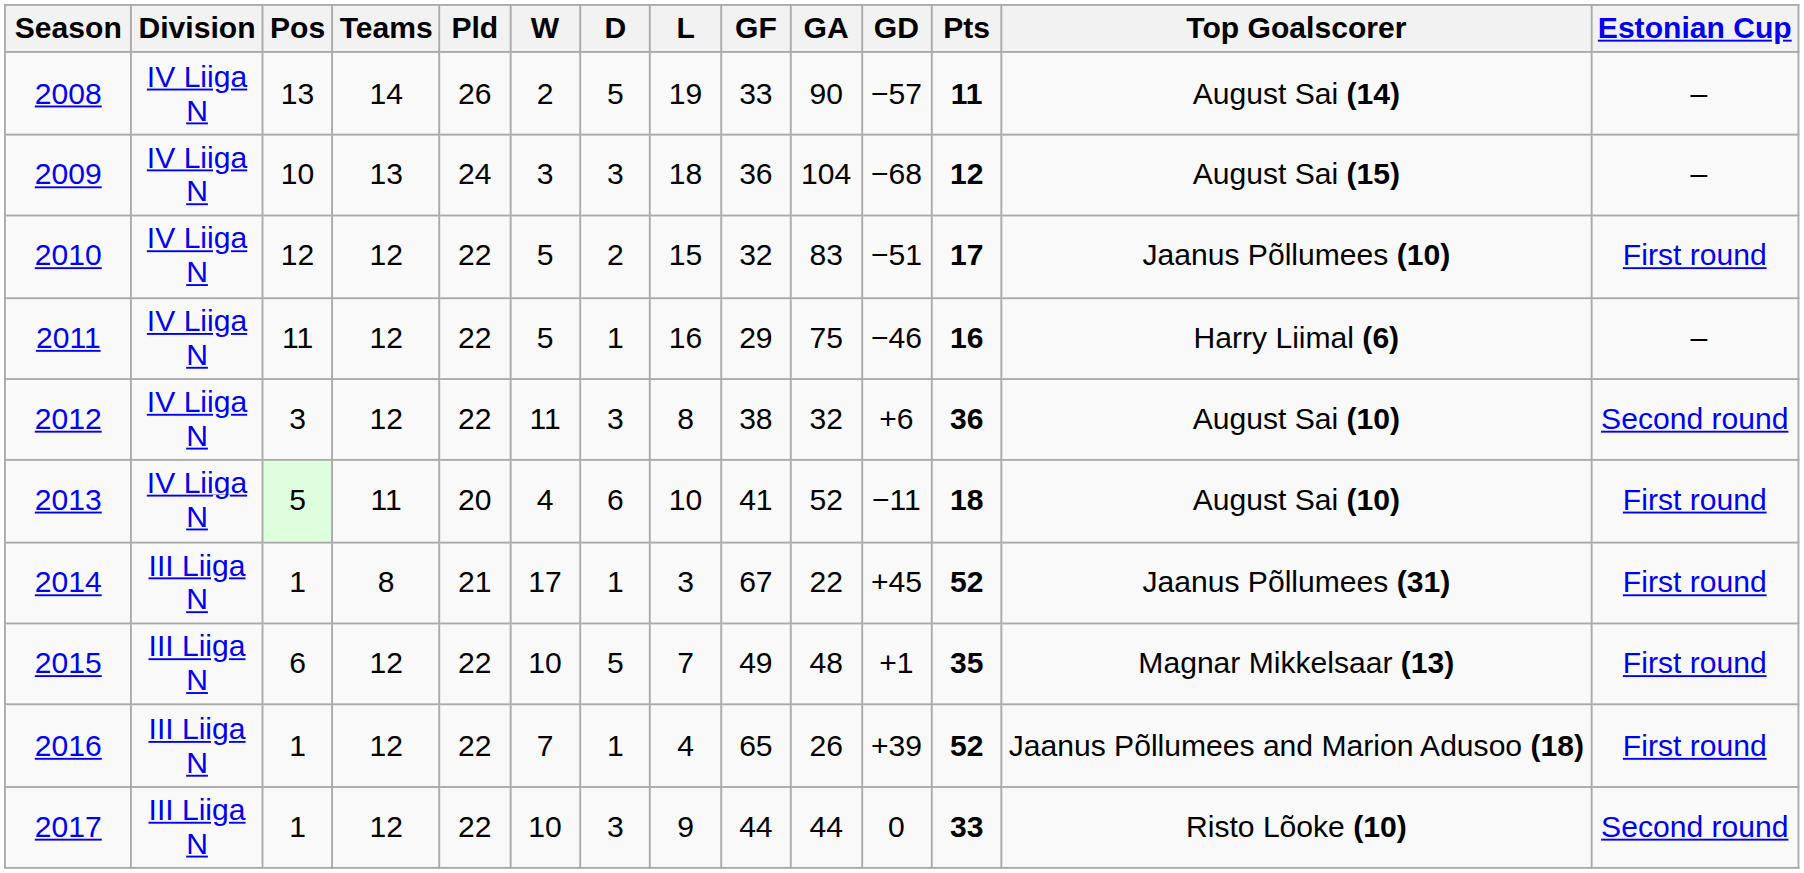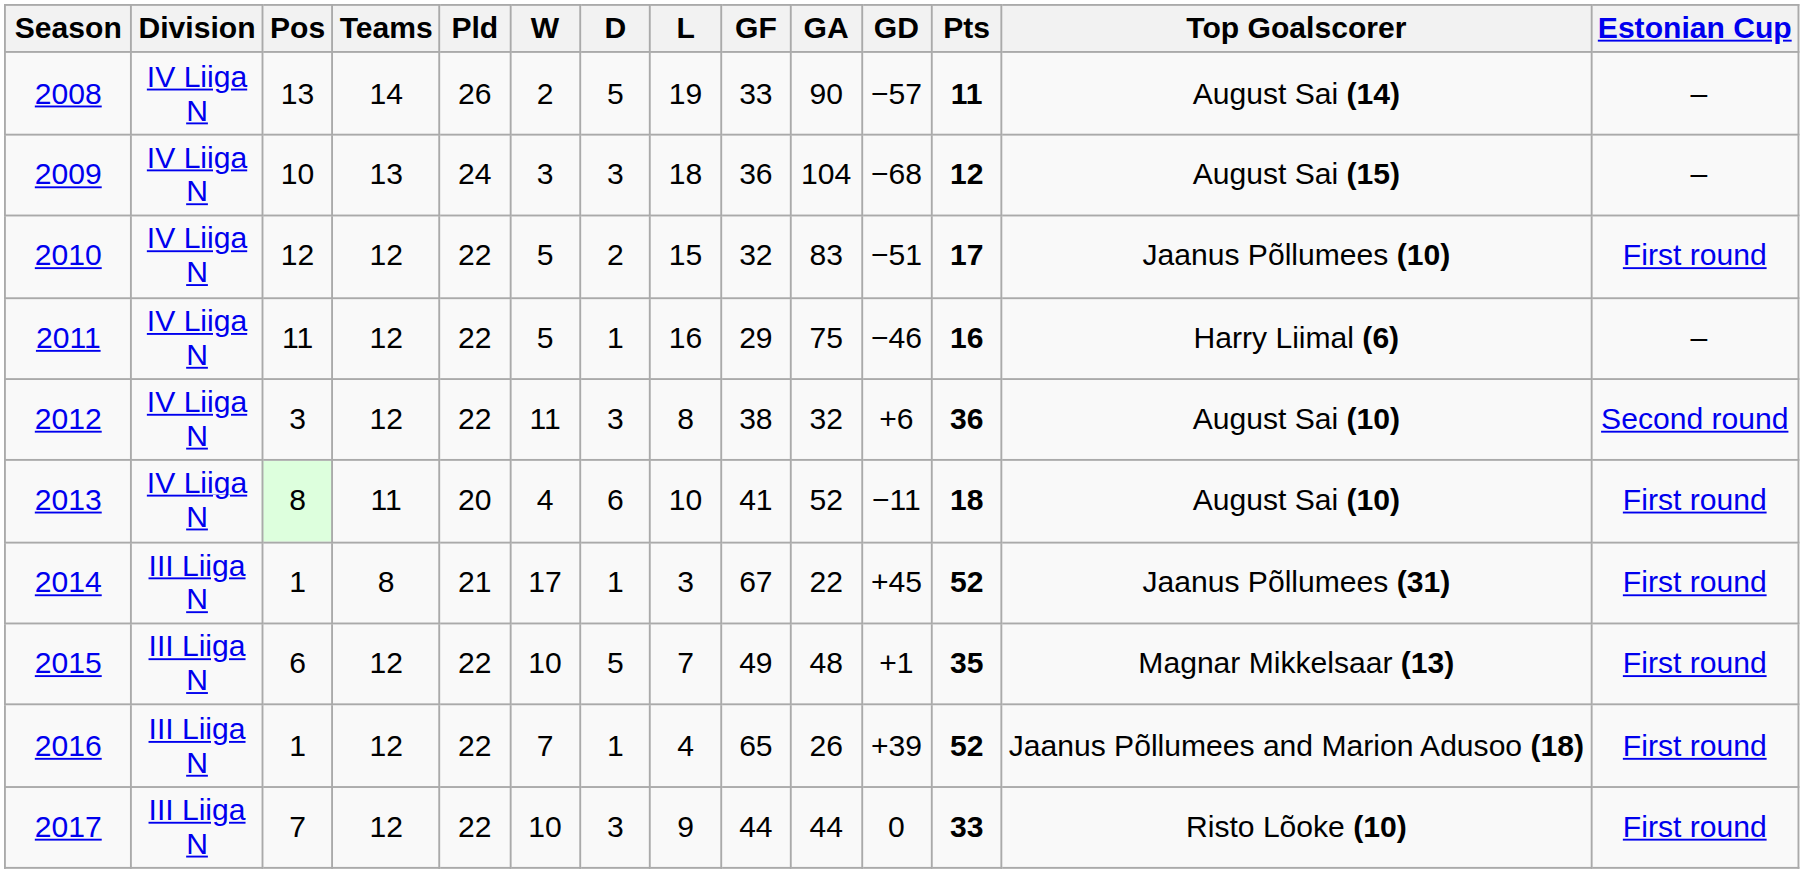(298, 500) 5 -> (298, 500) 8
(298, 826) 1 -> (298, 826) 7
(1695, 826) Second round -> (1695, 826) First round
